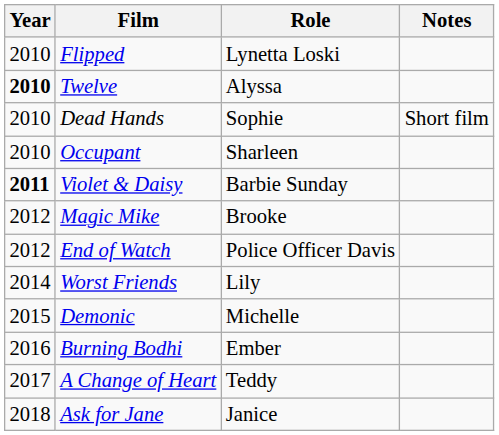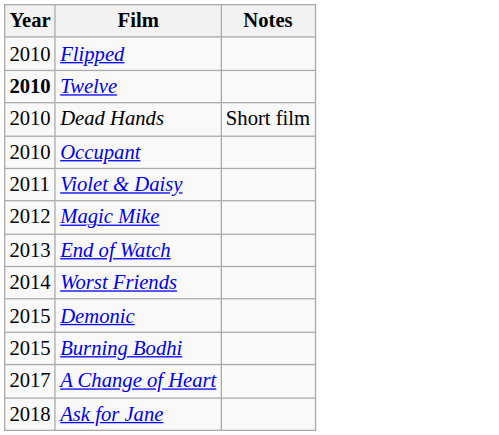- column: (310, 20)
(29, 184) bold -> (30, 184) normal
(30, 250) 2012 -> (30, 250) 2013
(30, 348) 2016 -> (30, 348) 2015
